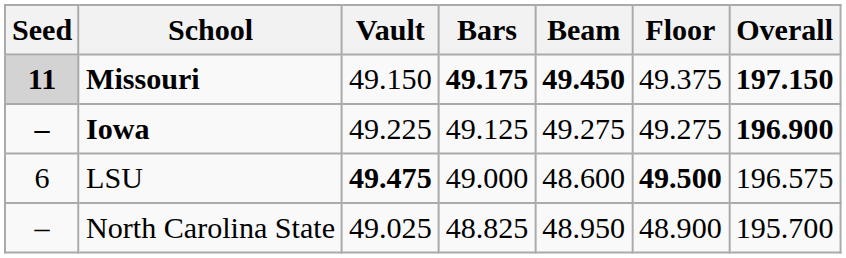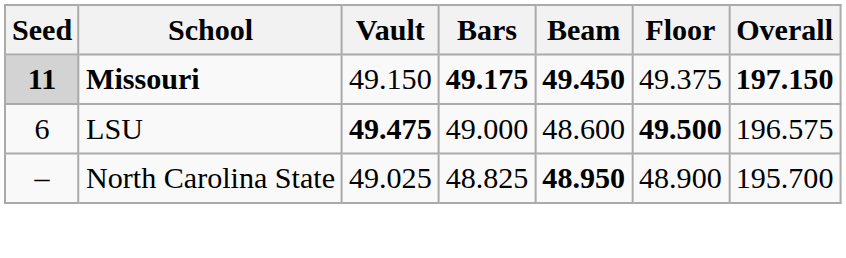- row: (118, 128)
(584, 227) normal -> (584, 178) bold
